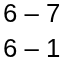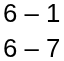rows swapped: (32, 13) <-> (32, 48)
